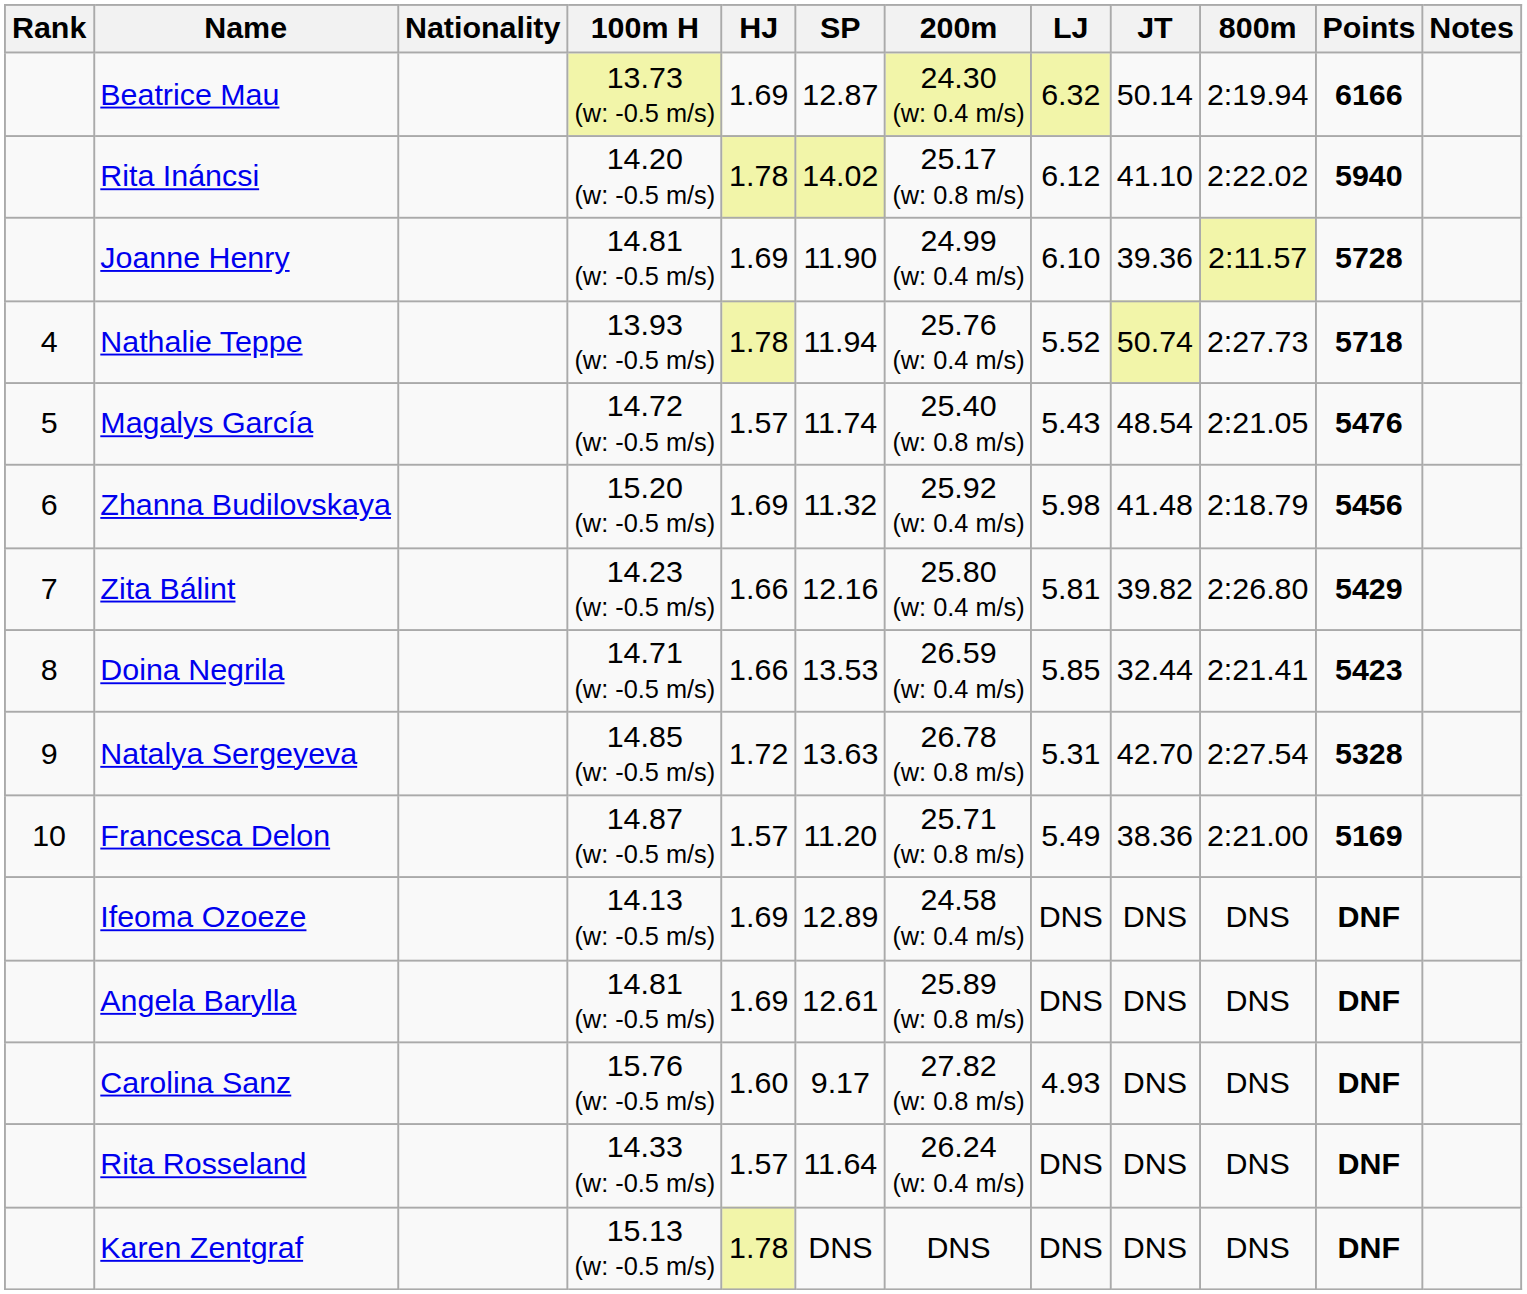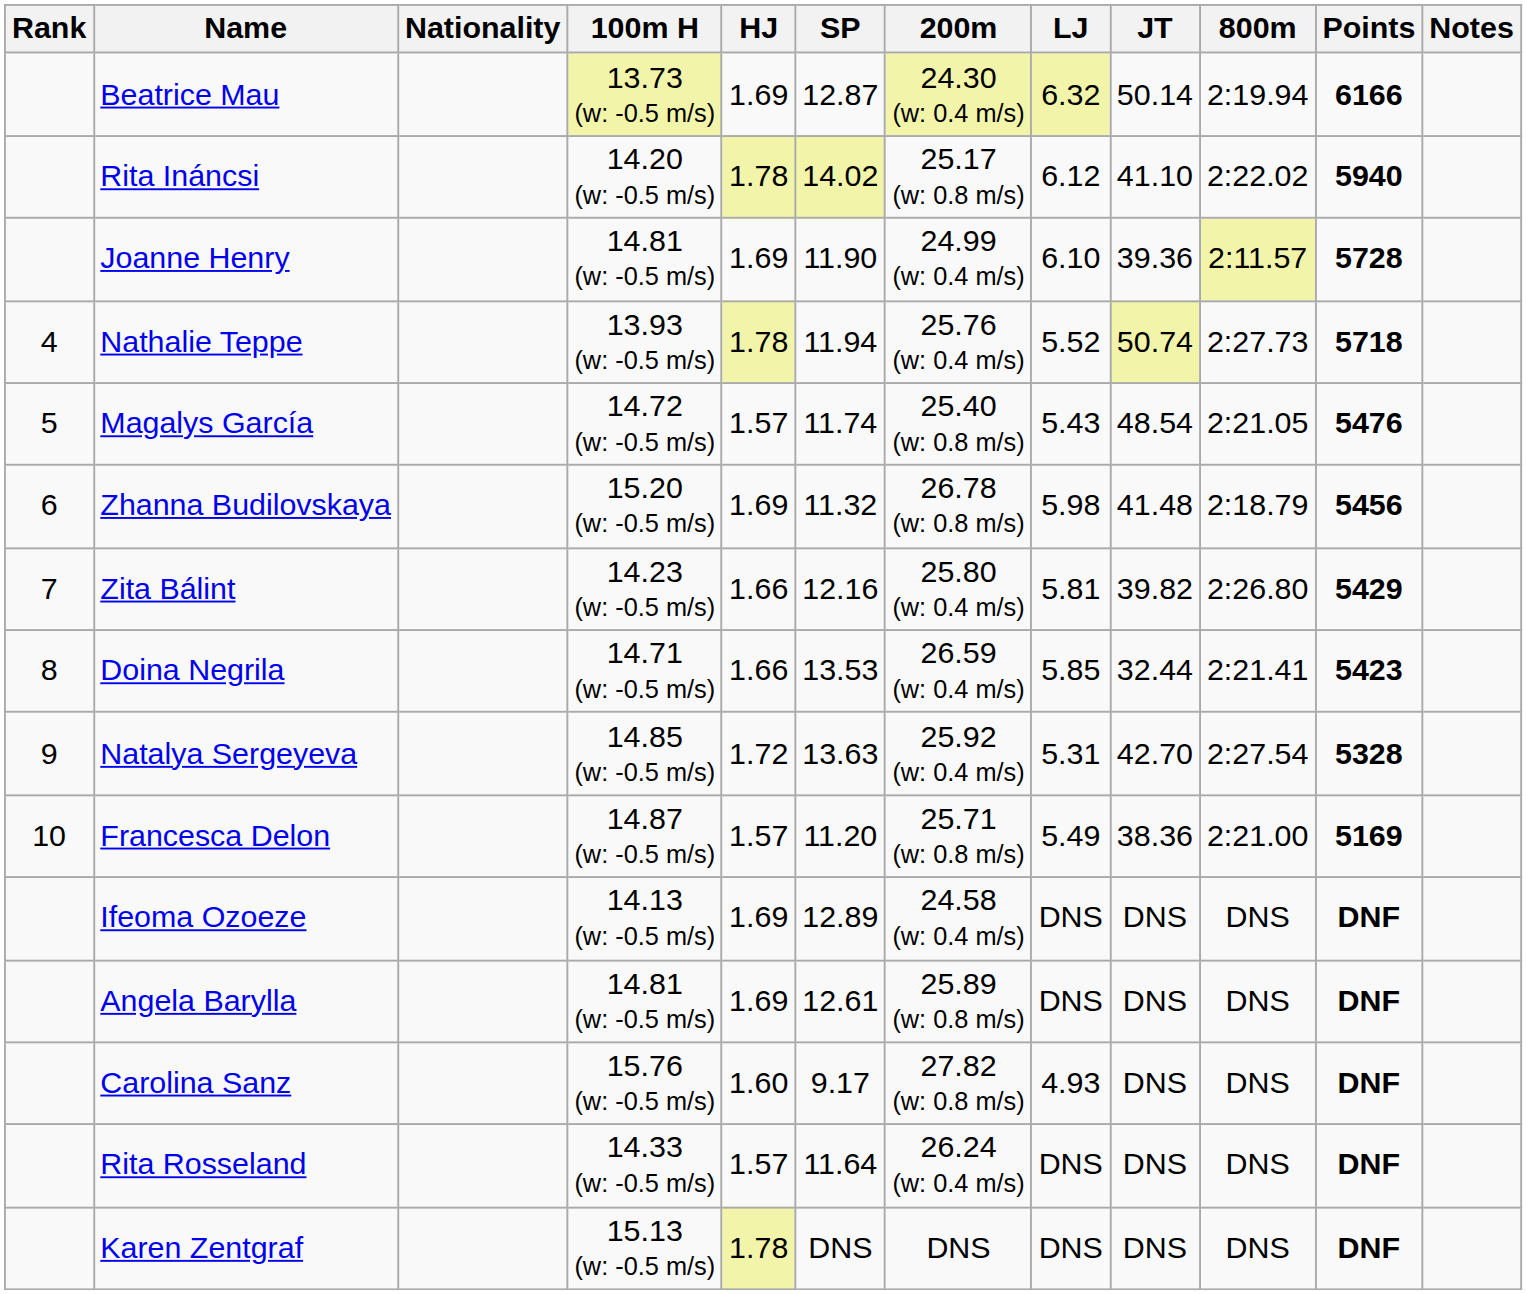(959, 505) 25.92 (w: 0.4 m/s) -> (959, 505) 26.78 (w: 0.8 m/s)
(959, 753) 26.78 (w: 0.8 m/s) -> (959, 753) 25.92 (w: 0.4 m/s)
